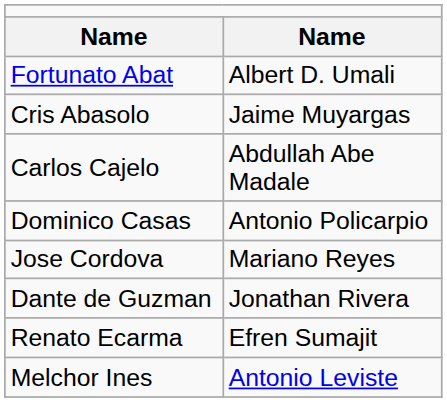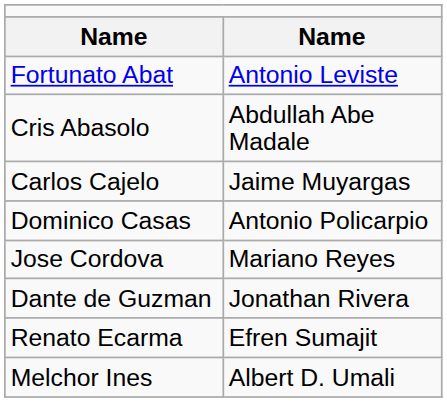(312, 76) Albert D. Umali -> (313, 76) Antonio Leviste
(319, 115) Jaime Muyargas -> (302, 128) Abdullah Abe Madale
(302, 168) Abdullah Abe Madale -> (319, 181) Jaime Muyargas
(313, 377) Antonio Leviste -> (312, 377) Albert D. Umali
